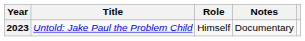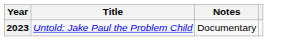- column: (214, 12)
